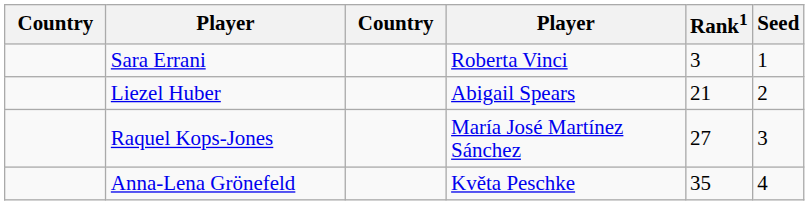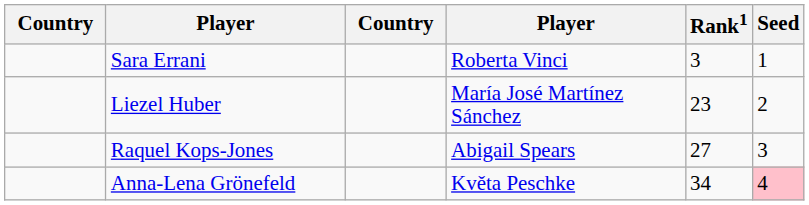(513, 93) Abigail Spears -> (537, 105) María José Martínez Sánchez
(701, 93) 21 -> (701, 105) 23
(537, 138) María José Martínez Sánchez -> (513, 150) Abigail Spears
(701, 183) 35 -> (701, 183) 34
(763, 183) no background -> (763, 183) pink background
